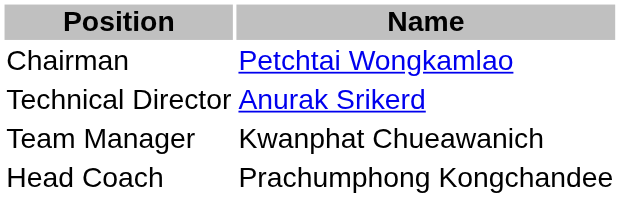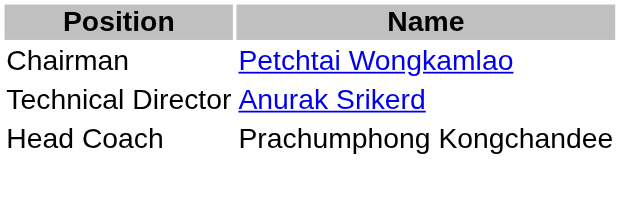- row: (101, 138)
